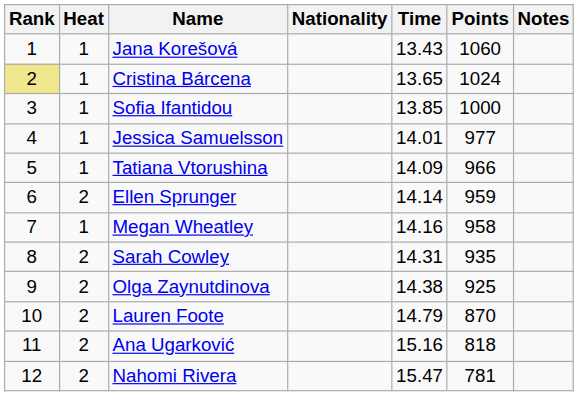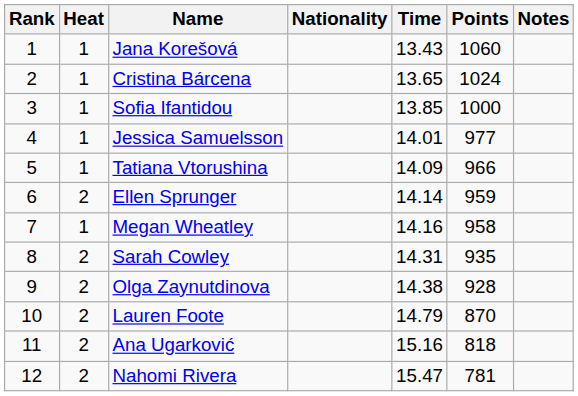(32, 78) khaki background -> (32, 78) no background
(480, 286) 925 -> (480, 286) 928
